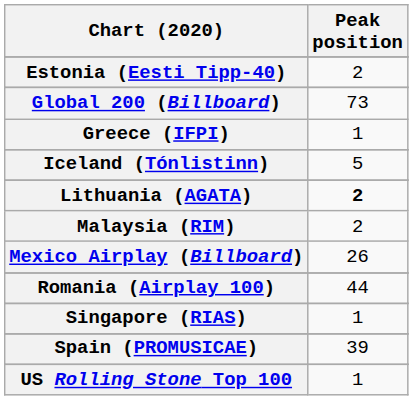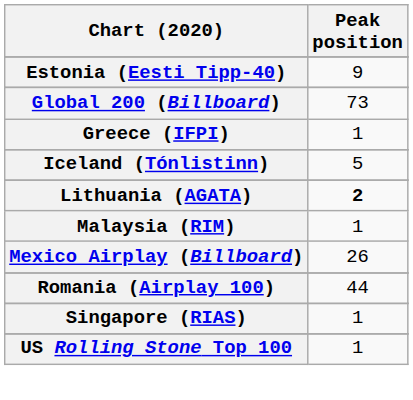(358, 73) 2 -> (358, 73) 9
(358, 226) 2 -> (358, 226) 1
- row: (156, 349)
